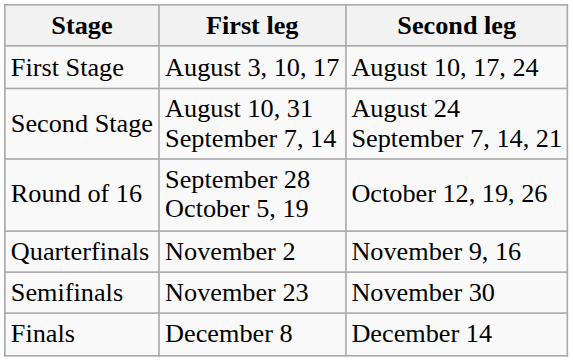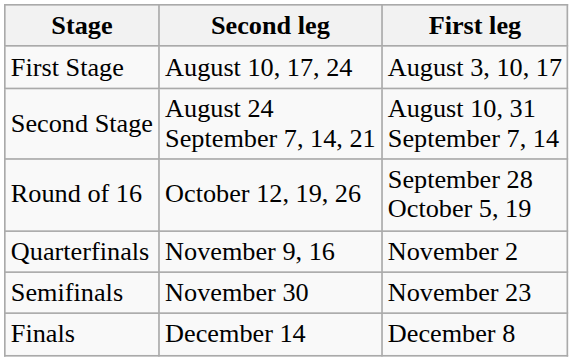columns swapped: (252, 25) <-> (457, 25)
